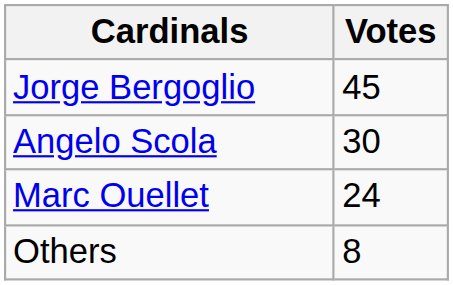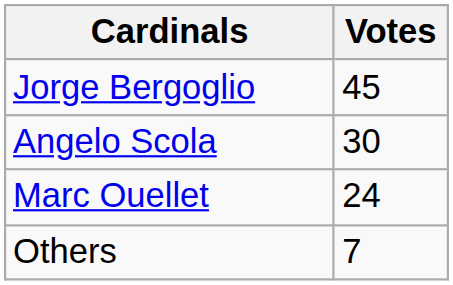(391, 252) 8 -> (391, 252) 7
